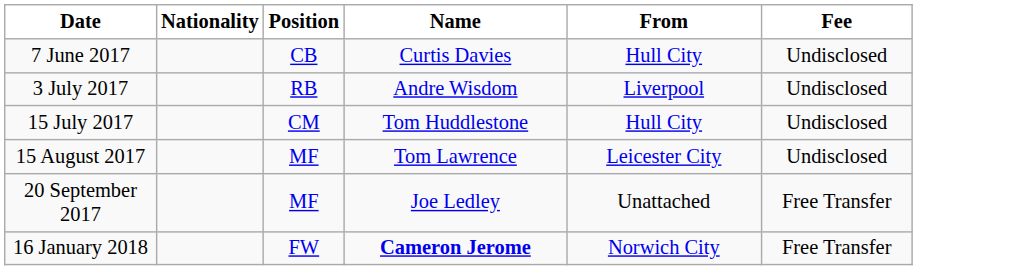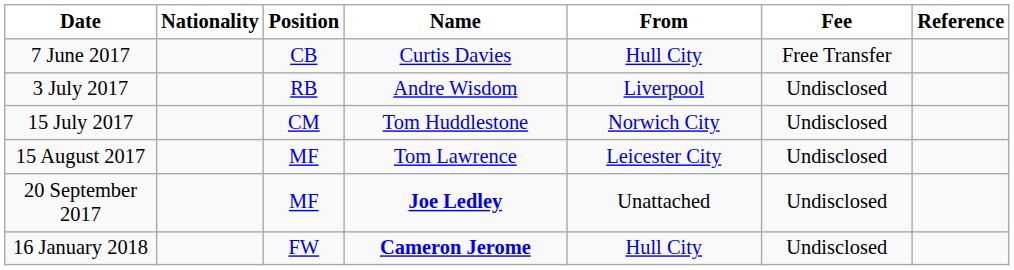+ column: (961, 21)
(837, 55) Undisclosed -> (837, 55) Free Transfer
(664, 122) Hull City -> (664, 122) Norwich City
(455, 202) normal -> (455, 202) bold
(837, 202) Free Transfer -> (837, 202) Undisclosed
(664, 248) Norwich City -> (664, 248) Hull City
(837, 248) Free Transfer -> (837, 248) Undisclosed
